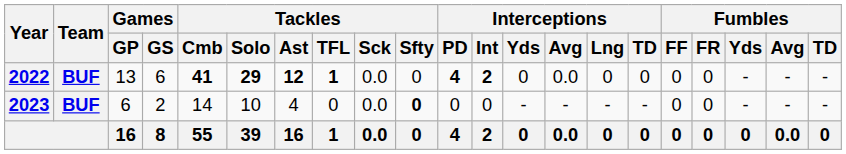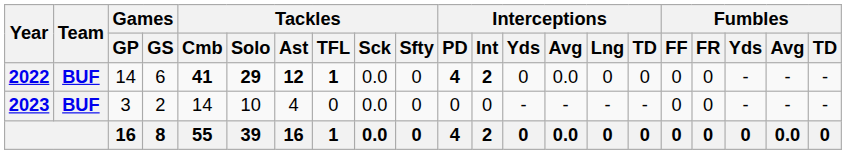(126, 76) 13 -> (126, 76) 14
(126, 105) 6 -> (126, 105) 3
(417, 105) bold -> (417, 105) normal
